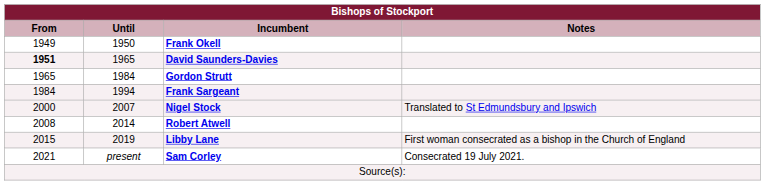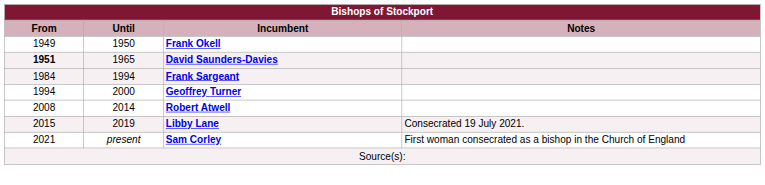- row: (199, 76)
+ row: (203, 92)
- row: (193, 108)
(545, 140) First woman consecrated as a bishop in the Church of England -> (464, 124) Consecrated 19 July 2021.
(464, 156) Consecrated 19 July 2021. -> (545, 140) First woman consecrated as a bishop in the Church of England
